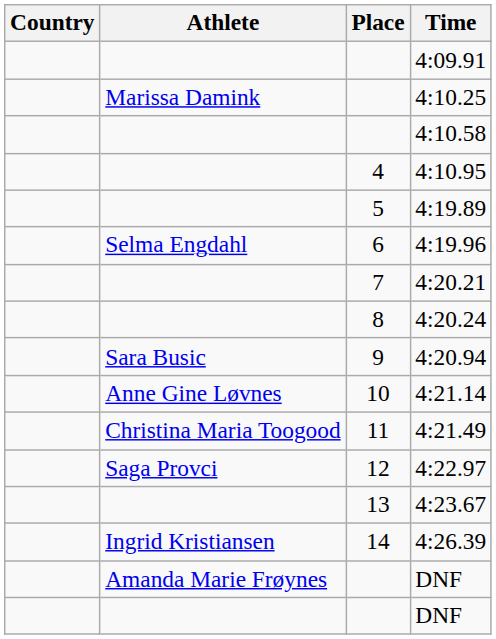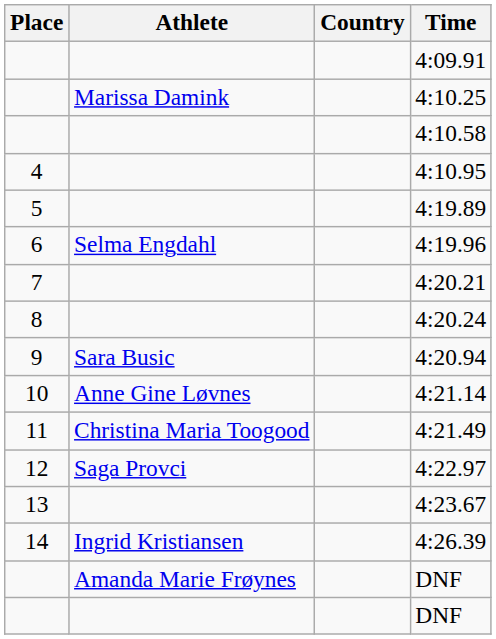columns swapped: (378, 23) <-> (52, 23)
